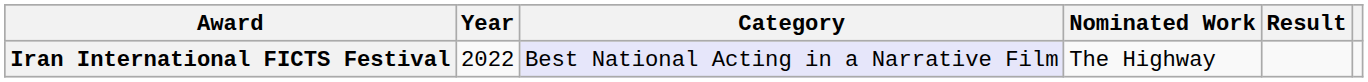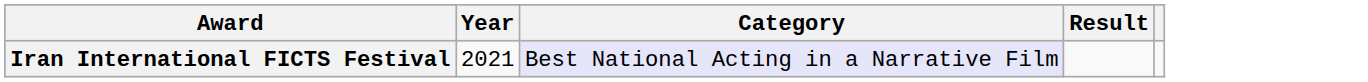- column: (1163, 23)
(488, 59) 2022 -> (488, 59) 2021
